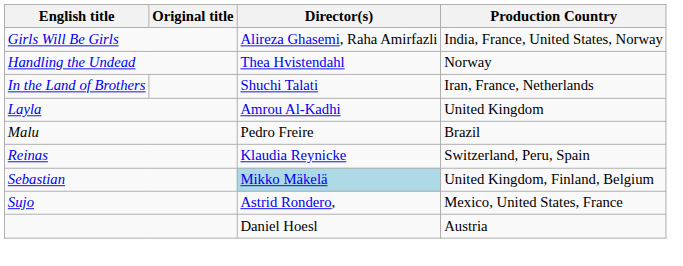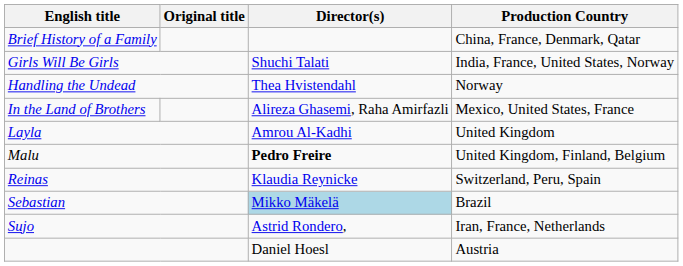+ row: (82, 39)
(339, 39) Alireza Ghasemi, Raha Amirfazli -> (290, 62) Shuchi Talati
(279, 86) Shuchi Talati -> (350, 109) Alireza Ghasemi, Raha Amirfazli
(519, 86) Iran, France, Netherlands -> (545, 109) Mexico, United States, France
(277, 132) normal -> (291, 156) bold
(462, 132) Brazil -> (560, 156) United Kingdom, Finland, Belgium
(549, 179) United Kingdom, Finland, Belgium -> (473, 202) Brazil
(534, 202) Mexico, United States, France -> (530, 226) Iran, France, Netherlands
